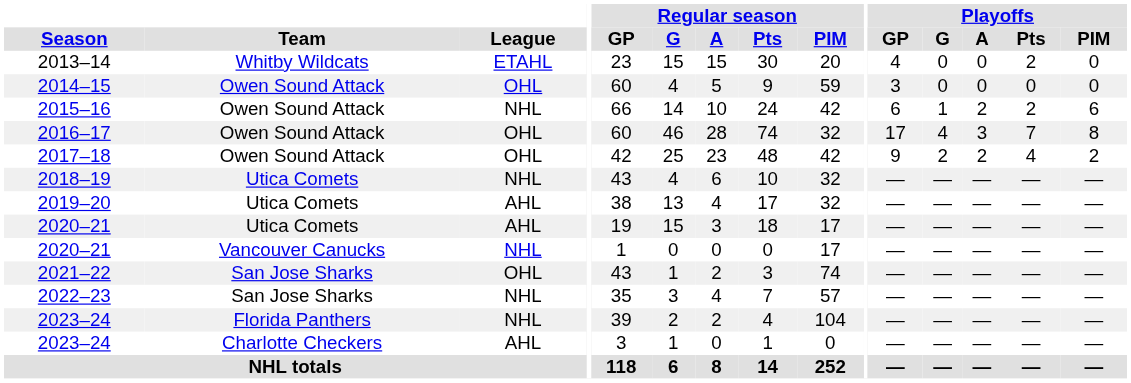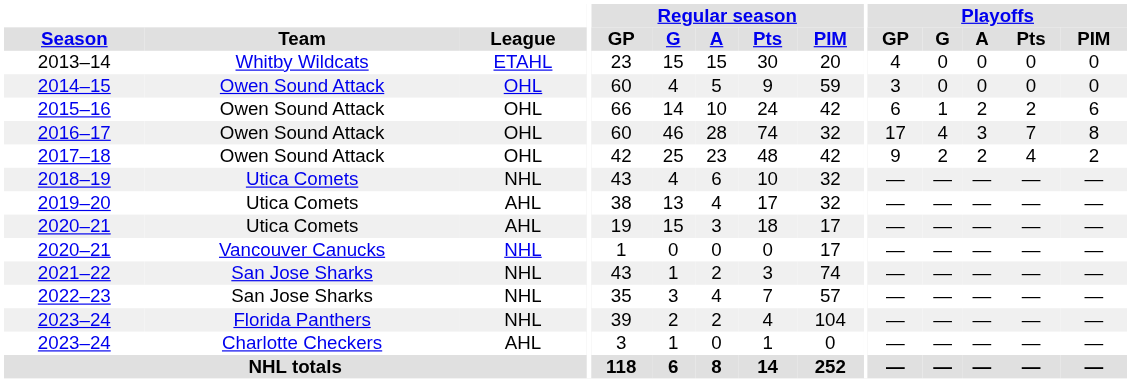(1031, 62) 2 -> (1031, 62) 0
(523, 109) NHL -> (523, 109) OHL
(523, 273) OHL -> (523, 273) NHL
